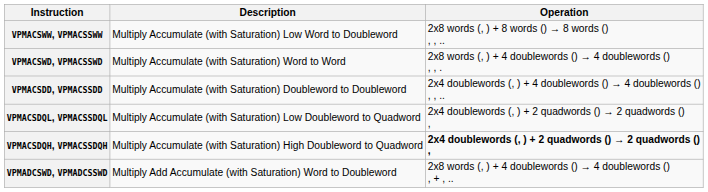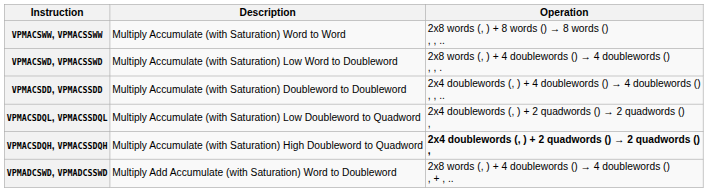(255, 34) Multiply Accumulate (with Saturation) Low Word to Doubleword -> (229, 34) Multiply Accumulate (with Saturation) Word to Word
(229, 62) Multiply Accumulate (with Saturation) Word to Word -> (255, 62) Multiply Accumulate (with Saturation) Low Word to Doubleword
